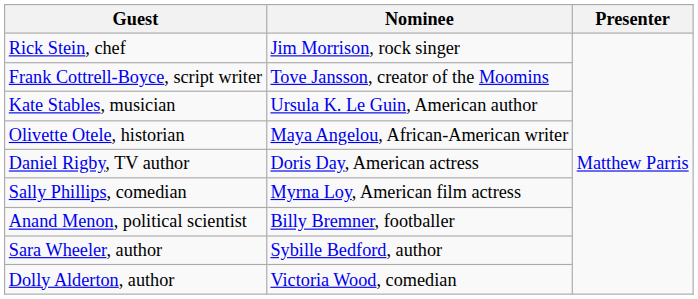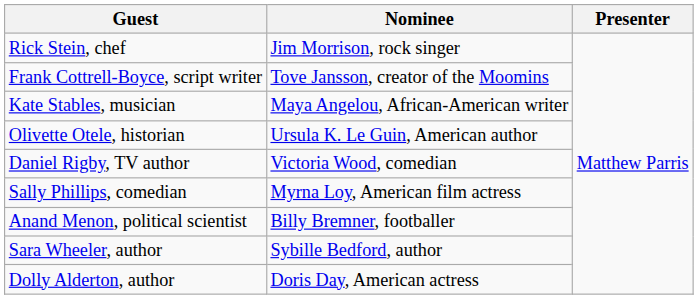(404, 105) Ursula K. Le Guin, American author -> (419, 105) Maya Angelou, African-American writer
(419, 134) Maya Angelou, African-American writer -> (404, 134) Ursula K. Le Guin, American author
(375, 163) Doris Day, American actress -> (363, 163) Victoria Wood, comedian
(363, 279) Victoria Wood, comedian -> (375, 279) Doris Day, American actress
